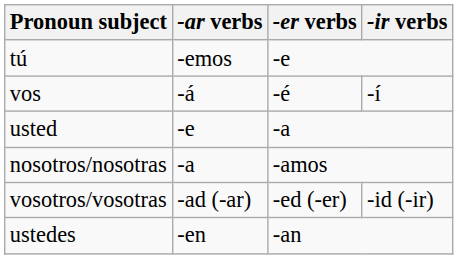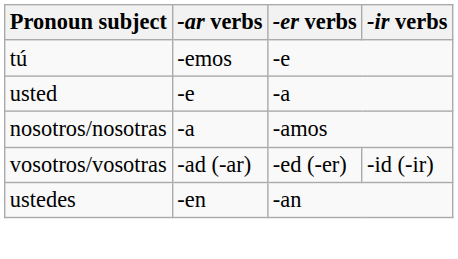- row: (25, 93)
